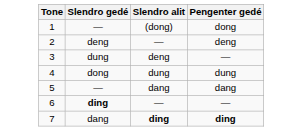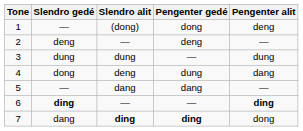+ column: (264, 12)
(159, 57) deng -> (125, 57) dung
(159, 73) dung -> (125, 73) deng
